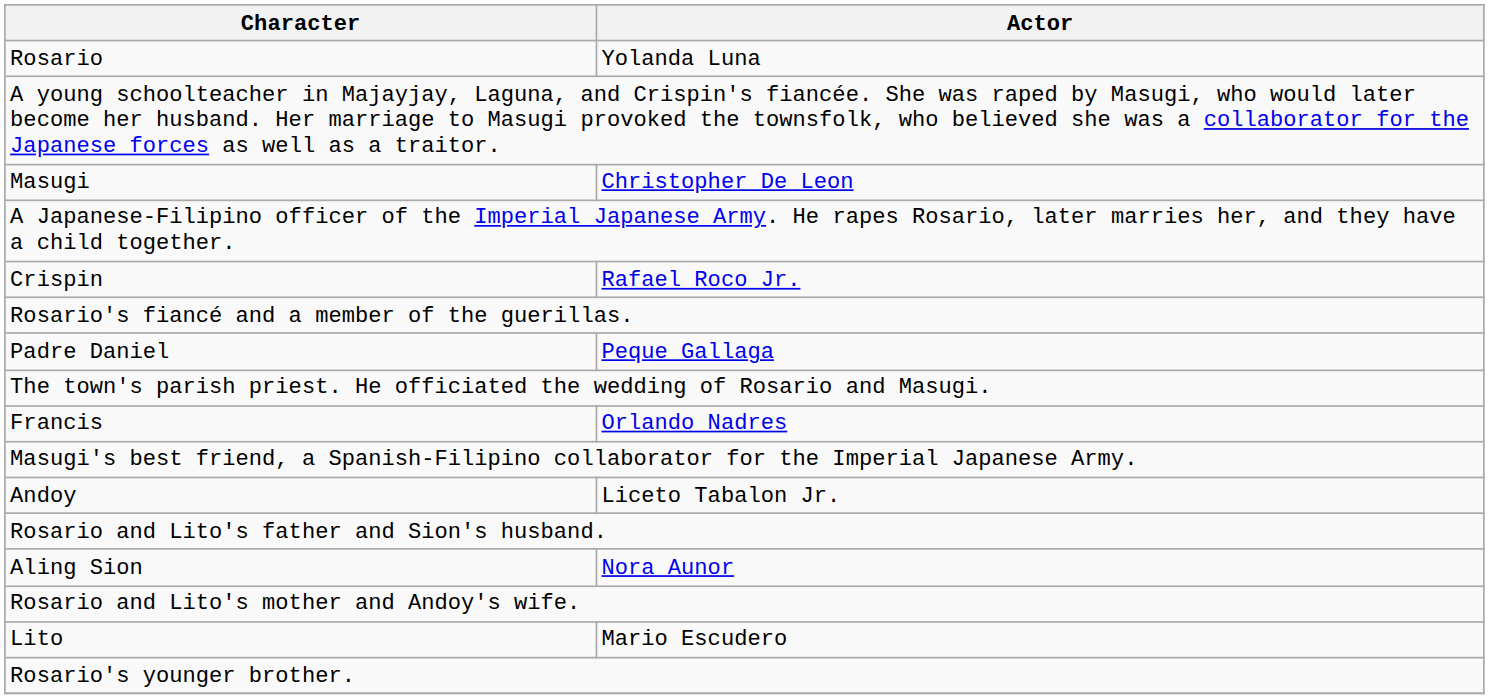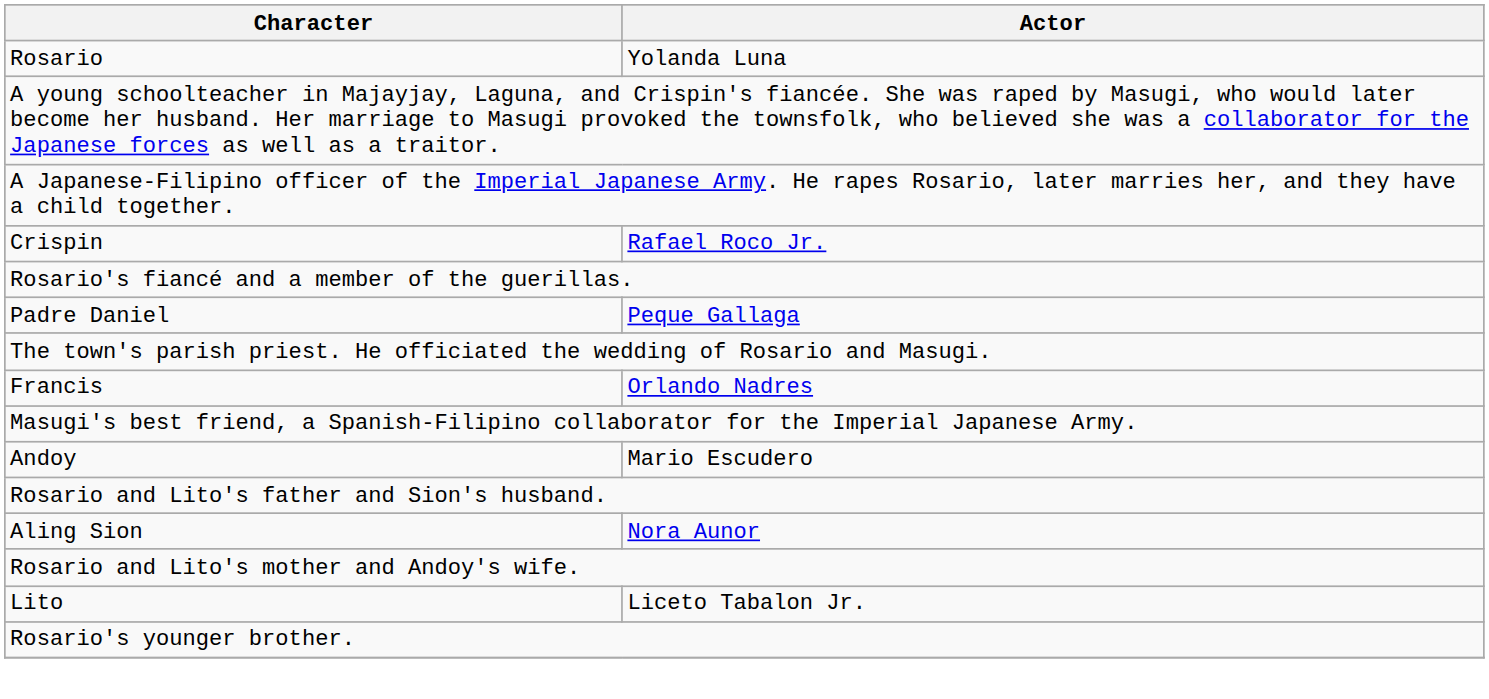- row: (50, 182)
(721, 496) Liceto Tabalon Jr. -> (720, 460) Mario Escudero
(694, 640) Mario Escudero -> (747, 604) Liceto Tabalon Jr.
